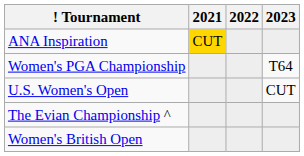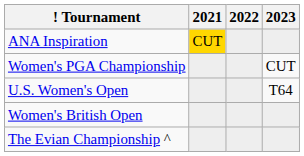(281, 66) T64 -> (281, 66) CUT
(281, 90) CUT -> (281, 90) T64
rows swapped: (89, 115) <-> (75, 139)
